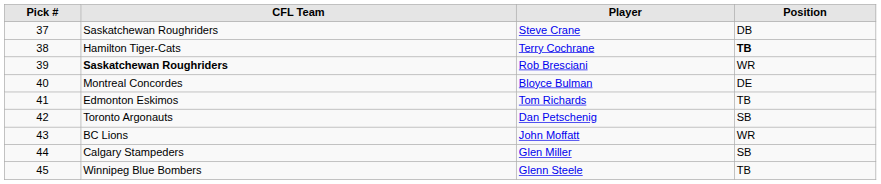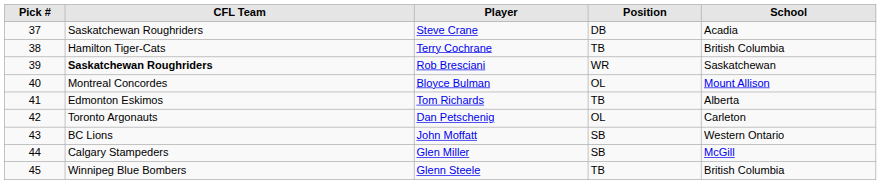+ column: (789, 13)
(744, 48) bold -> (598, 48) normal
(744, 83) DE -> (598, 83) OL
(744, 118) SB -> (598, 118) OL
(746, 135) WR -> (598, 135) SB
